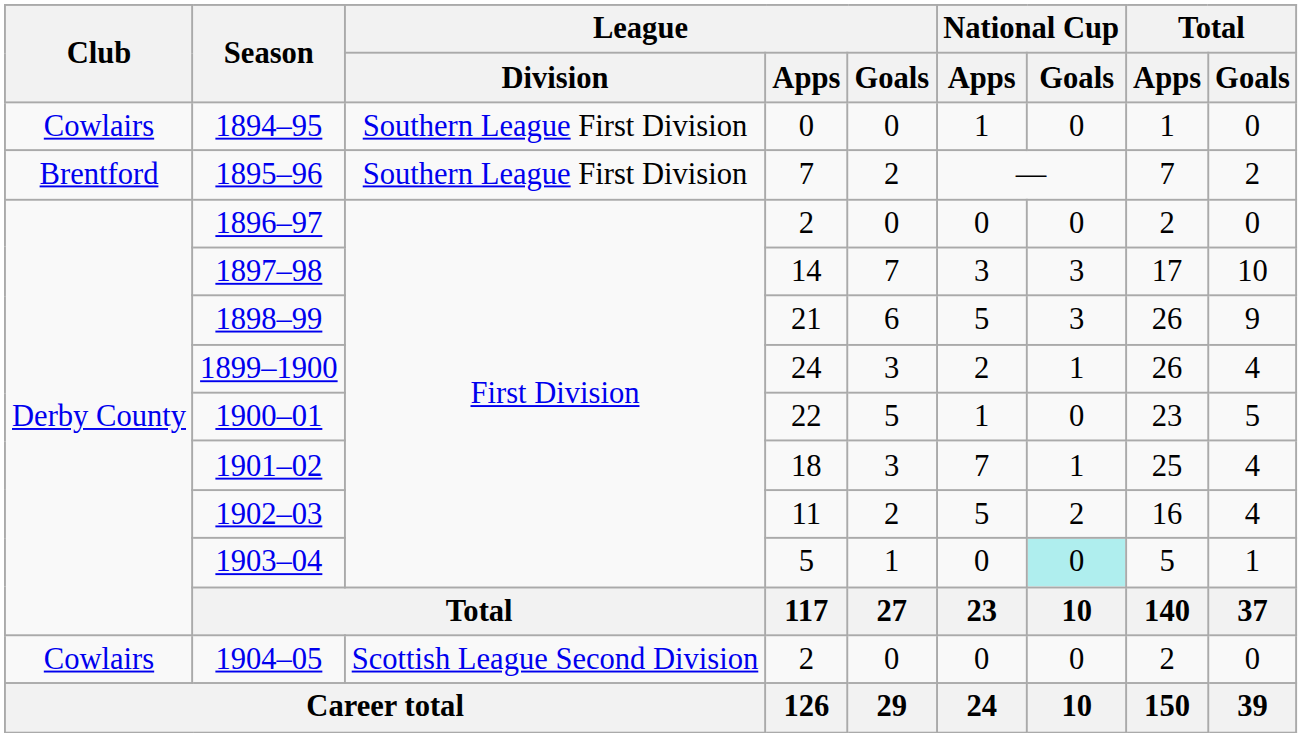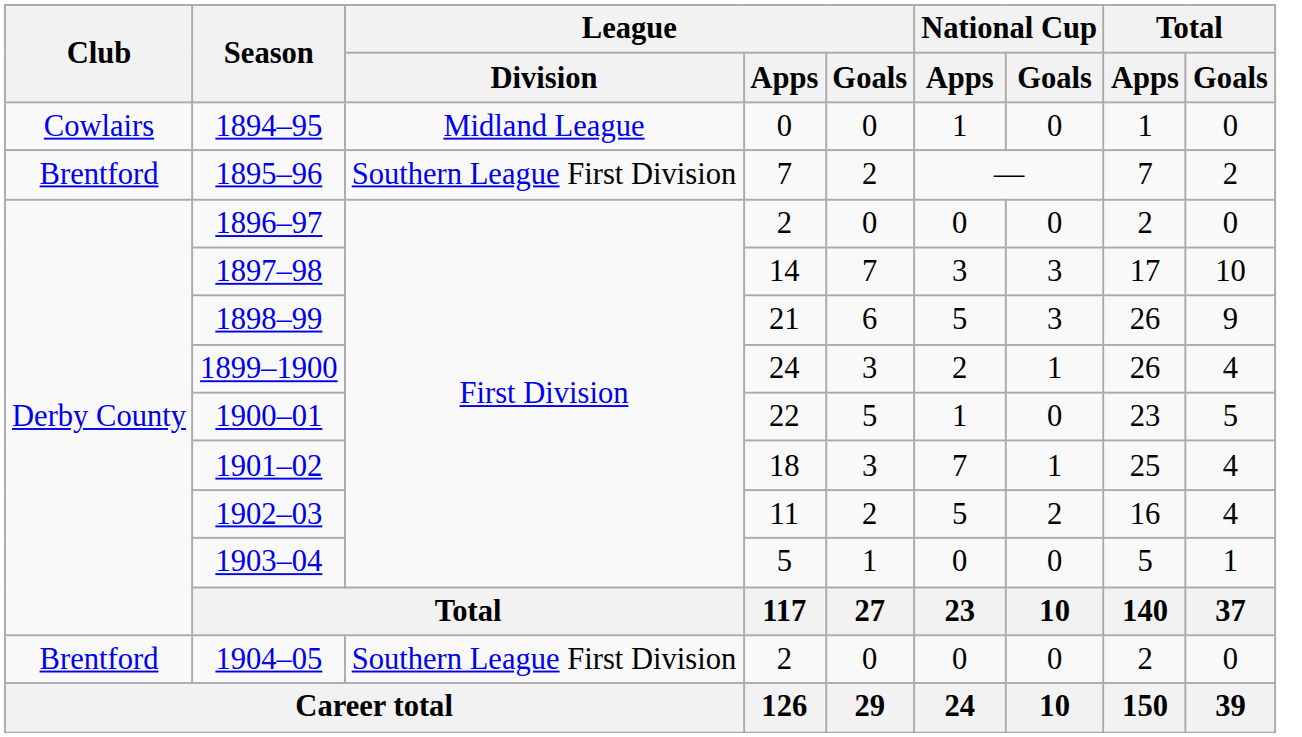(555, 125) Southern League First Division -> (544, 125) Midland League
(1077, 561) paleturquoise background -> (1055, 561) no background
(99, 658) Cowlairs -> (99, 658) Brentford
(555, 658) Scottish League Second Division -> (544, 658) Southern League First Division
